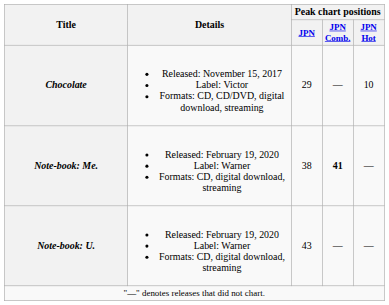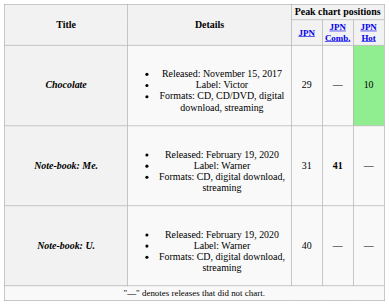(369, 85) no background -> (369, 85) lightgreen background
(307, 165) 38 -> (307, 165) 31
(307, 246) 43 -> (307, 246) 40
